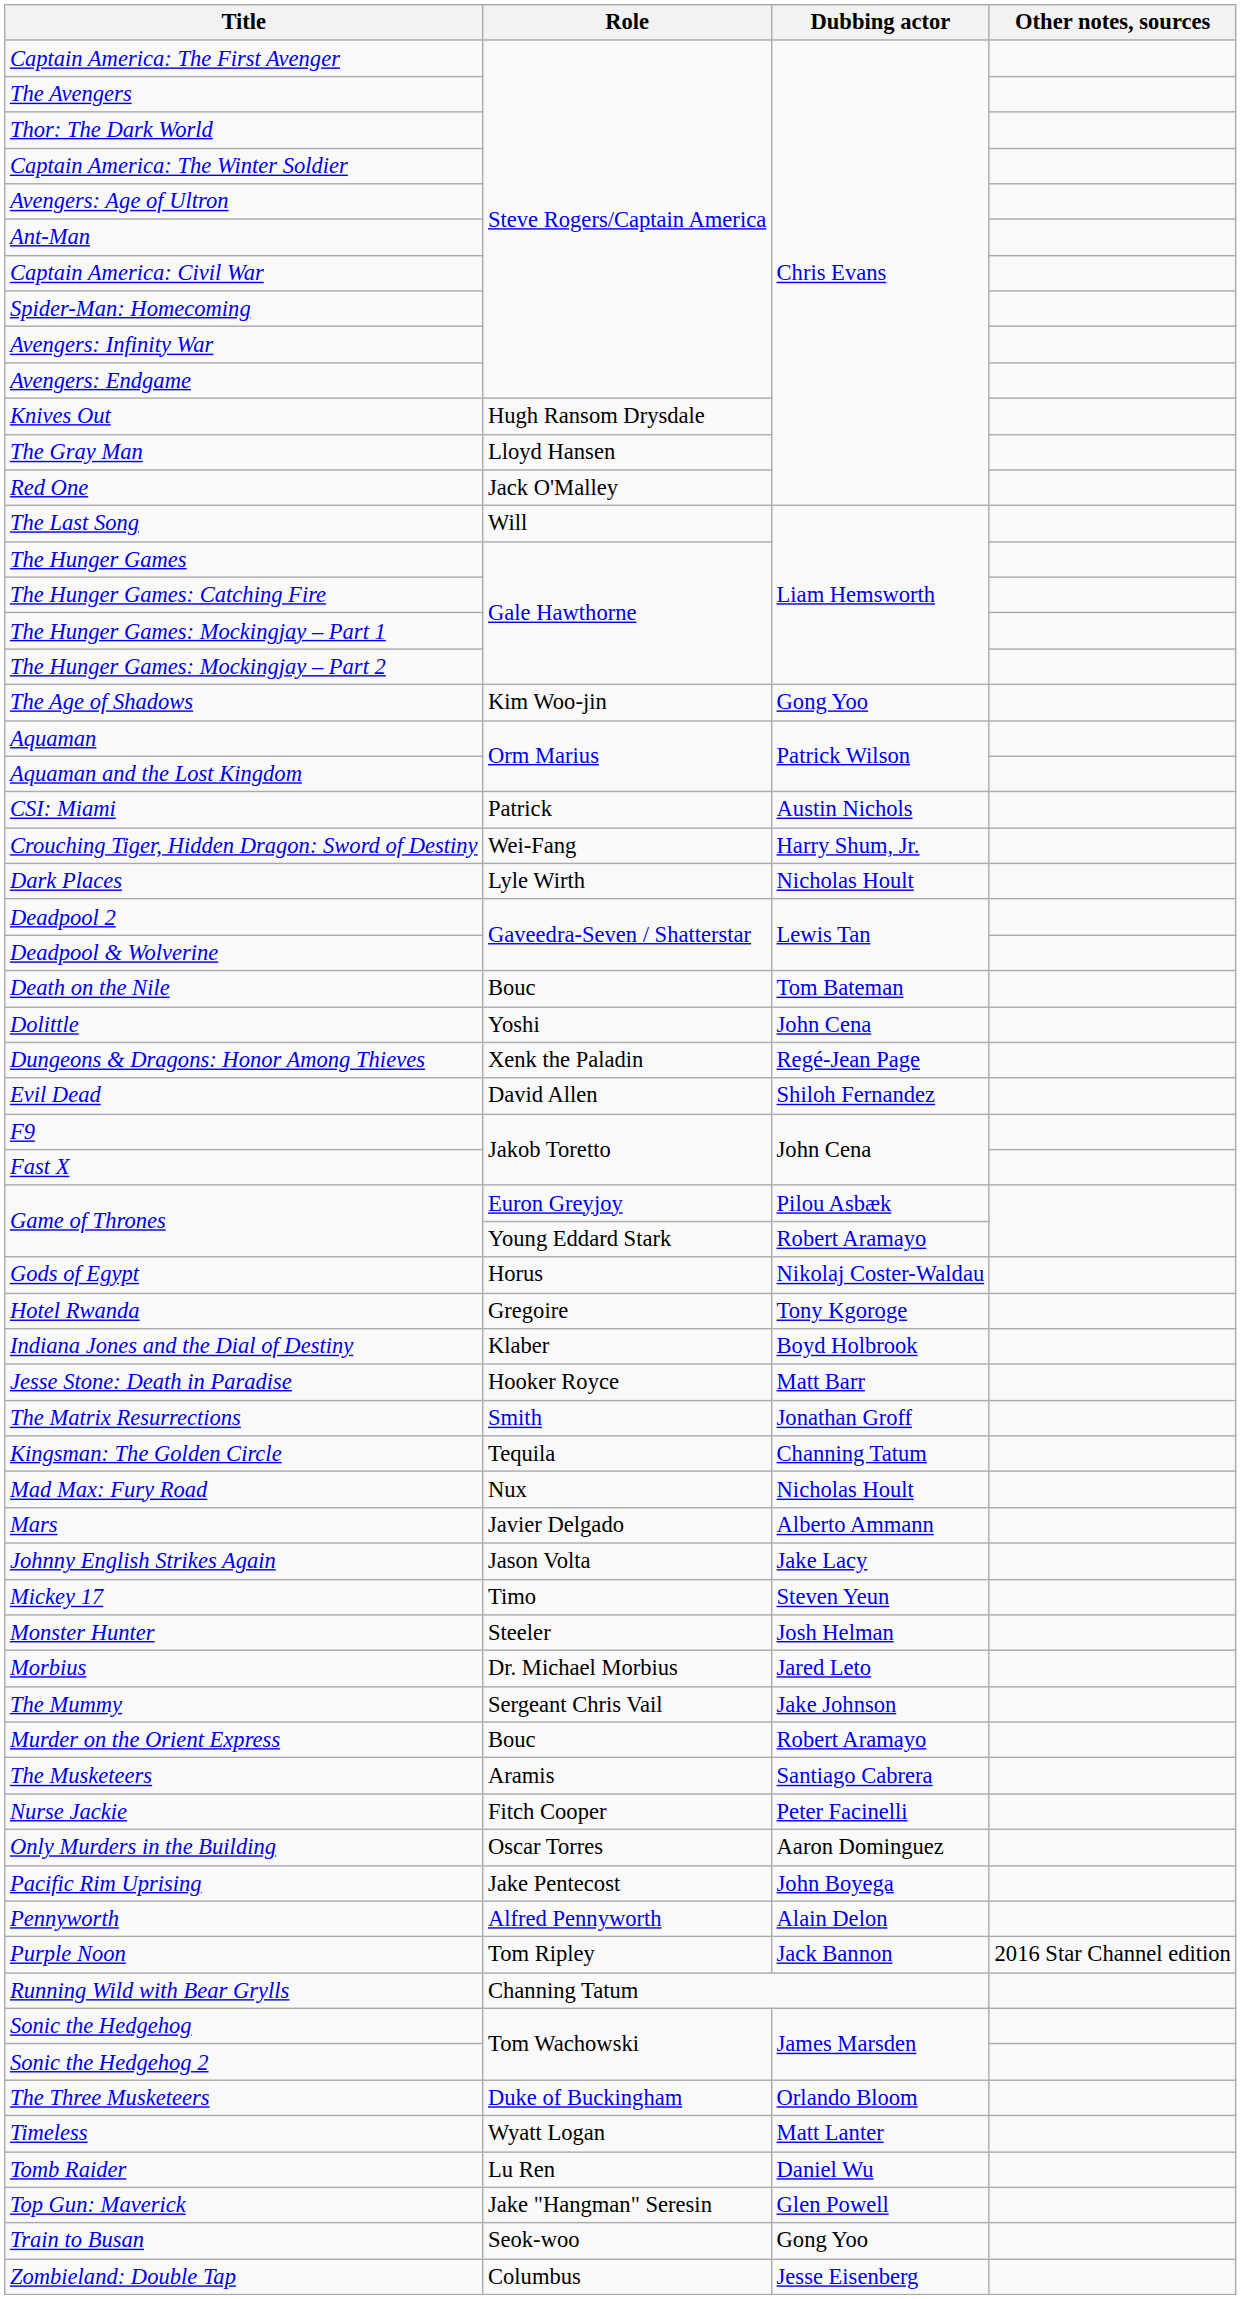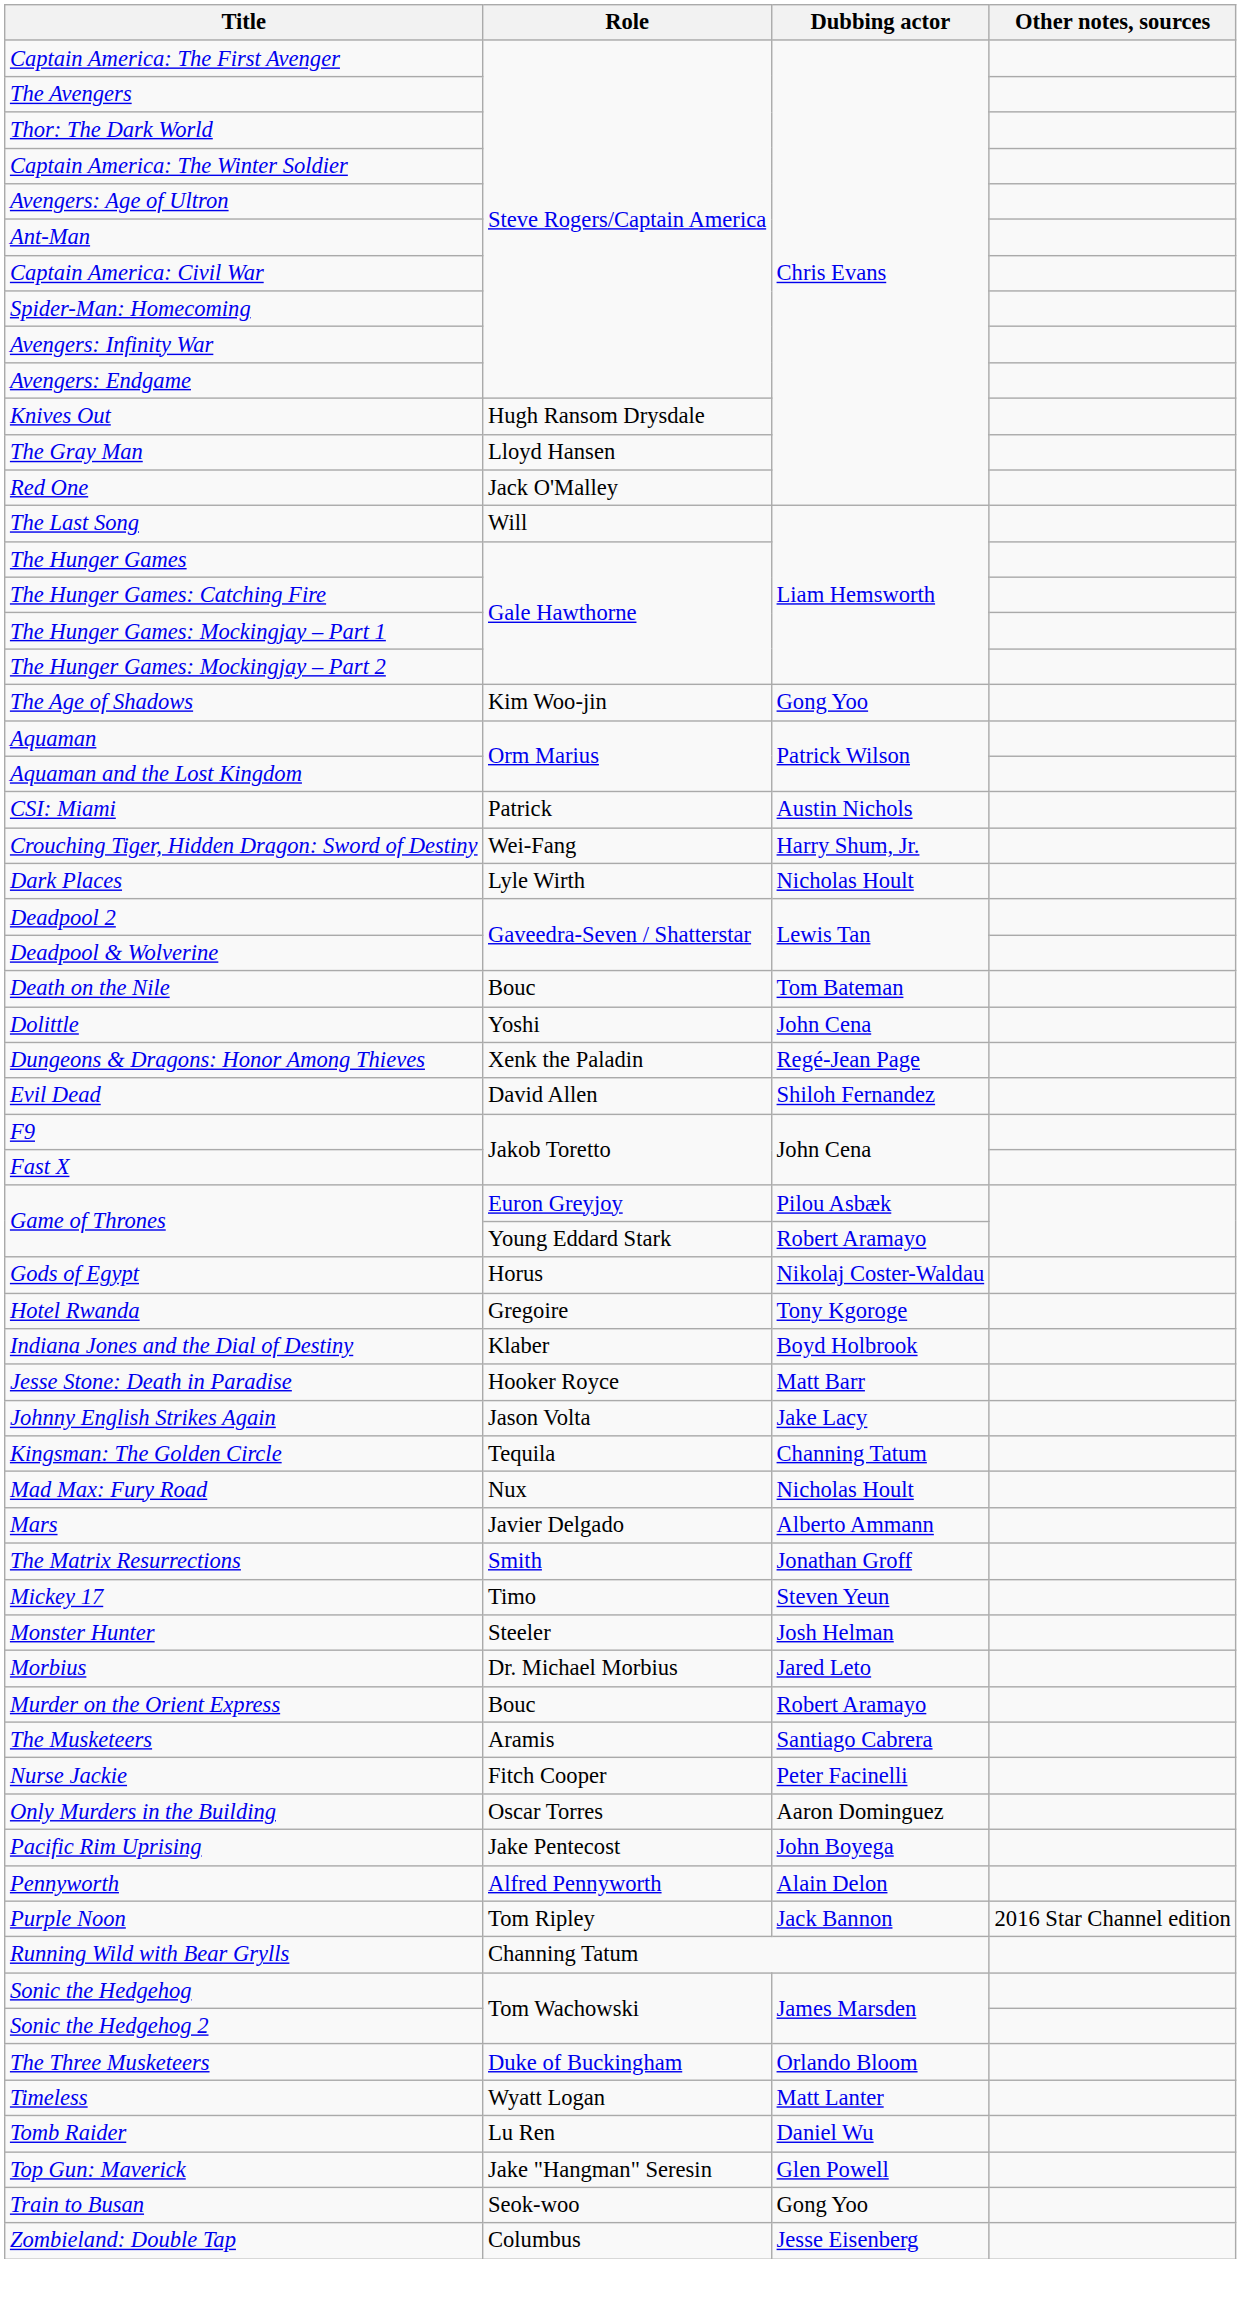rows swapped: (143, 1560) <-> (125, 1417)
- row: (66, 1703)
